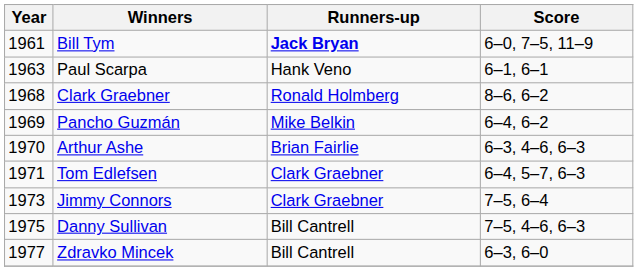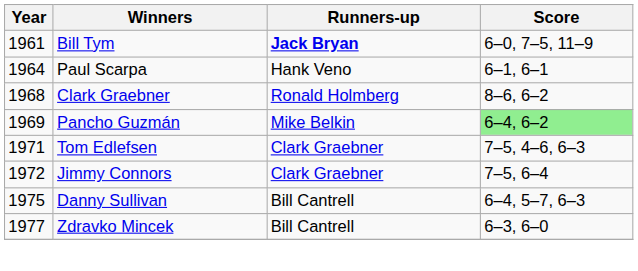(27, 69) 1963 -> (27, 69) 1964
(516, 122) no background -> (516, 122) lightgreen background
- row: (100, 148)
(535, 174) 6–4, 5–7, 6–3 -> (535, 148) 7–5, 4–6, 6–3
(27, 200) 1973 -> (27, 174) 1972
(535, 226) 7–5, 4–6, 6–3 -> (535, 200) 6–4, 5–7, 6–3
